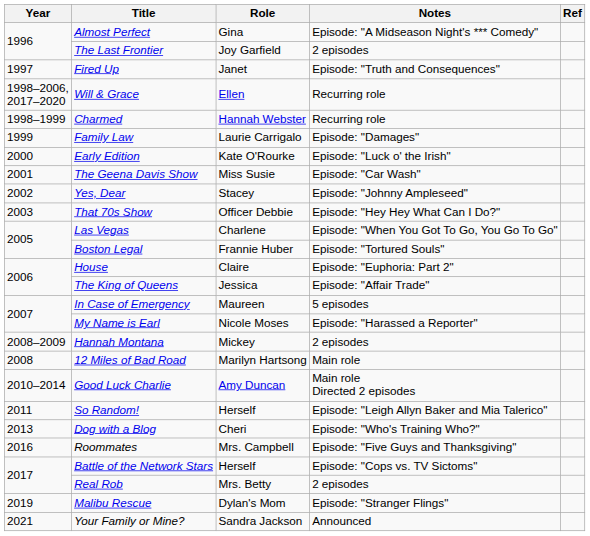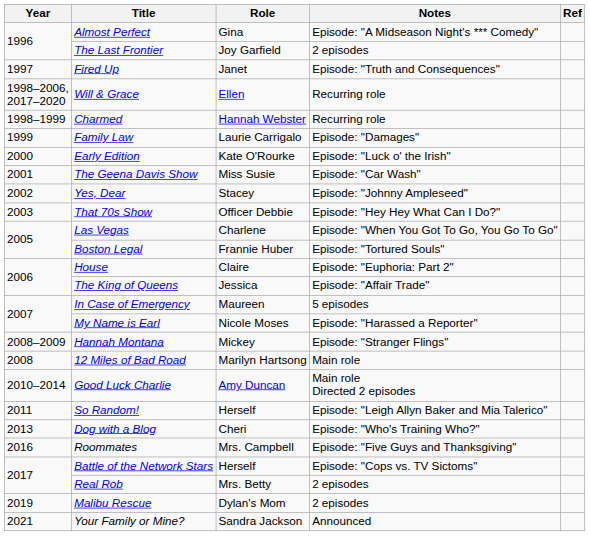(340, 341) 2 episodes -> (380, 341) Episode: "Stranger Flings"
(380, 503) Episode: "Stranger Flings" -> (340, 503) 2 episodes
